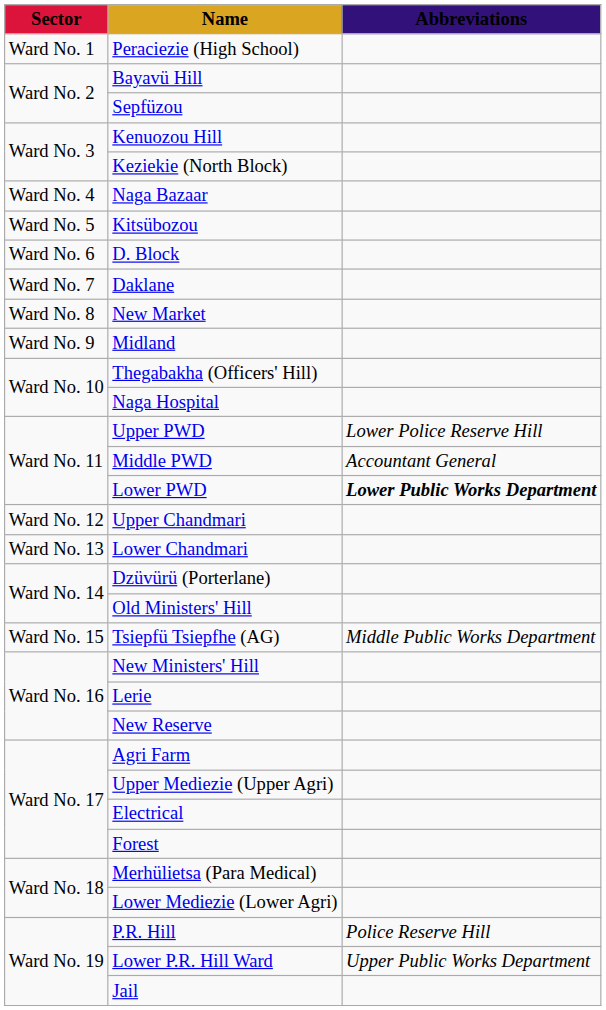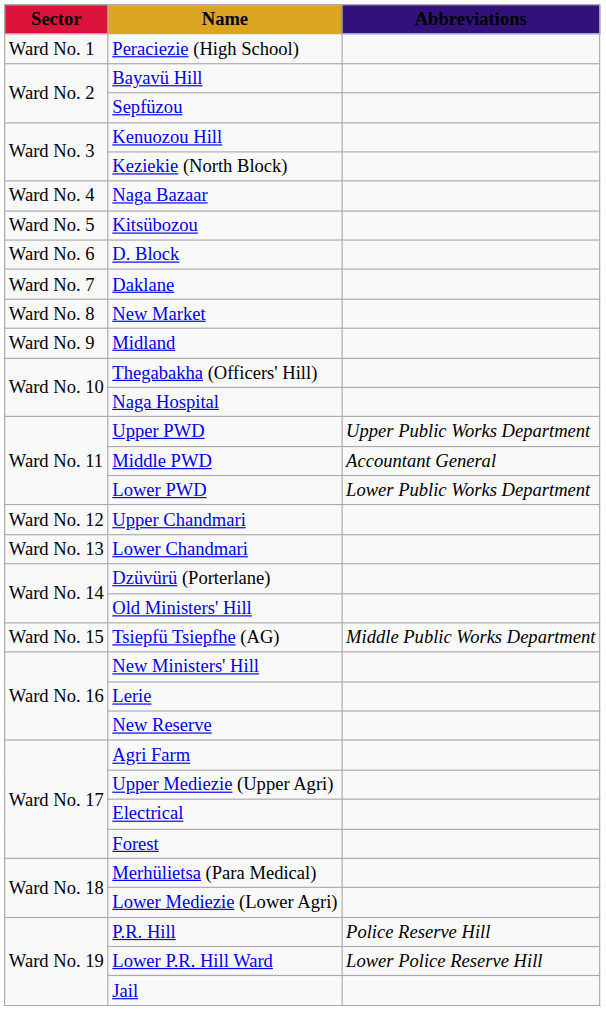(444, 431) Lower Police Reserve Hill -> (468, 431) Upper Public Works Department
(471, 490) bold -> (468, 490) normal
(468, 961) Upper Public Works Department -> (444, 961) Lower Police Reserve Hill
